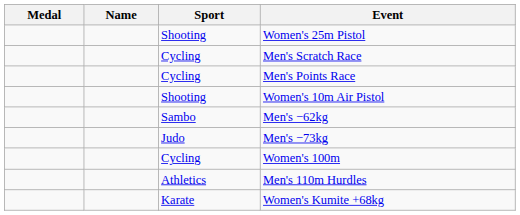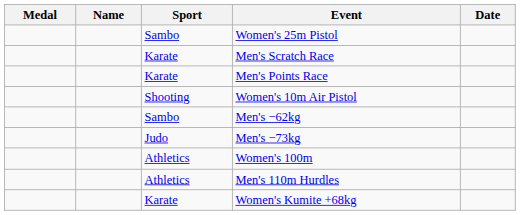+ column: (488, 14)
(184, 35) Shooting -> (162, 35) Sambo
(181, 56) Cycling -> (161, 56) Karate
(181, 76) Cycling -> (161, 76) Karate
(181, 158) Cycling -> (167, 158) Athletics
